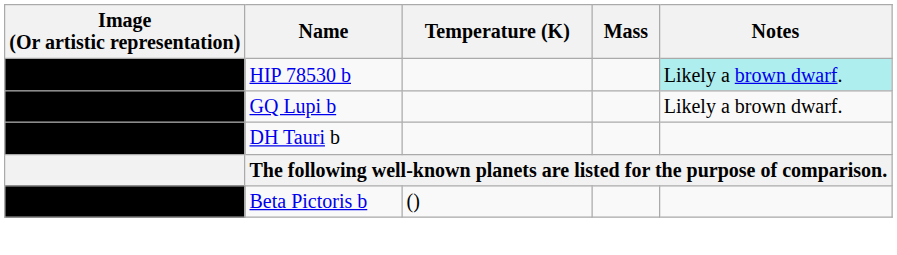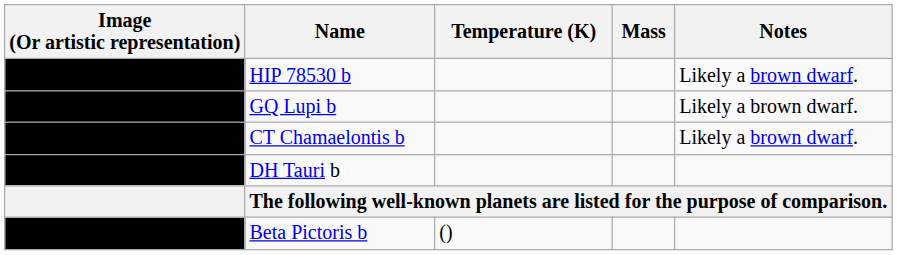(753, 74) paleturquoise background -> (769, 74) no background
+ row: (327, 138)
